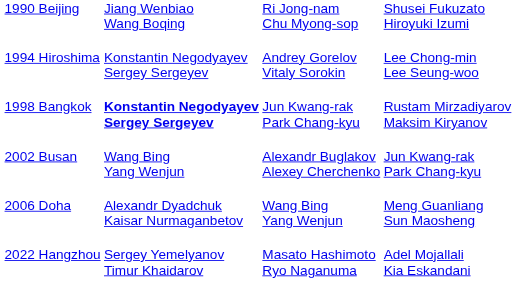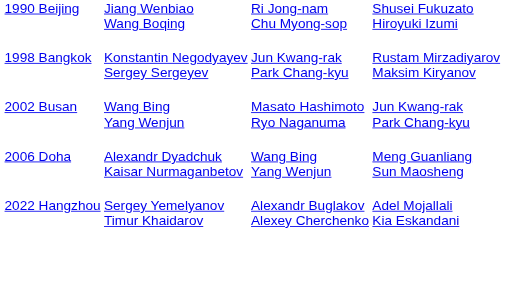- row: (52, 57)
(181, 114) bold -> (176, 65) normal
(321, 164) Alexandr Buglakov Alexey Cherchenko -> (308, 114) Masato Hashimoto Ryo Naganuma
(319, 262) Masato Hashimoto Ryo Naganuma -> (310, 213) Alexandr Buglakov Alexey Cherchenko
